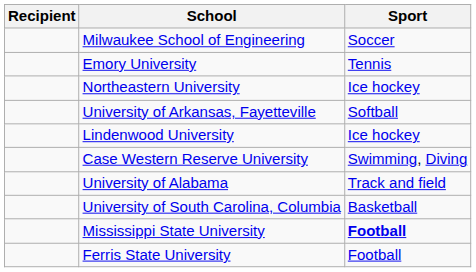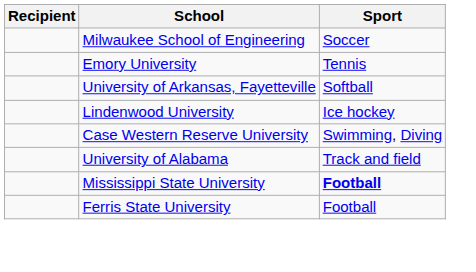- row: (161, 87)
- row: (212, 207)
